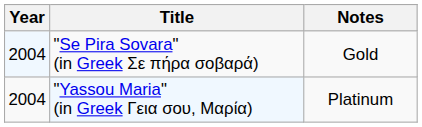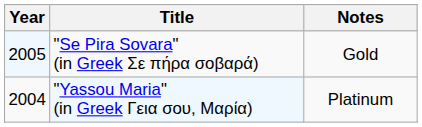(27, 53) 2004 -> (27, 53) 2005
